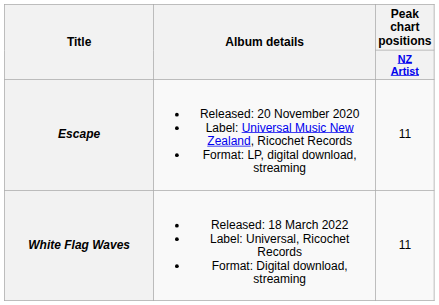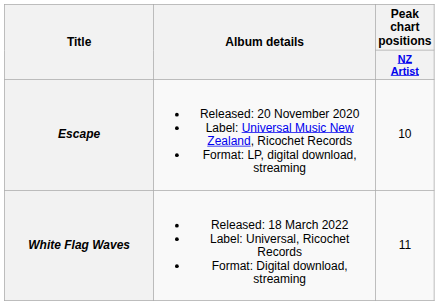(405, 134) 11 -> (405, 134) 10
